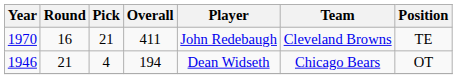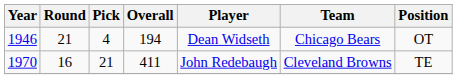rows swapped: (22, 62) <-> (22, 39)
